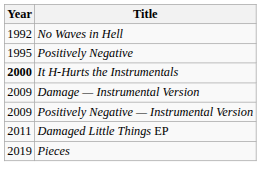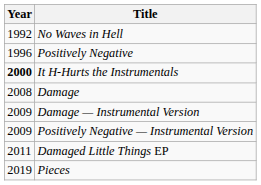(20, 53) 1995 -> (20, 53) 1996
+ row: (58, 92)
